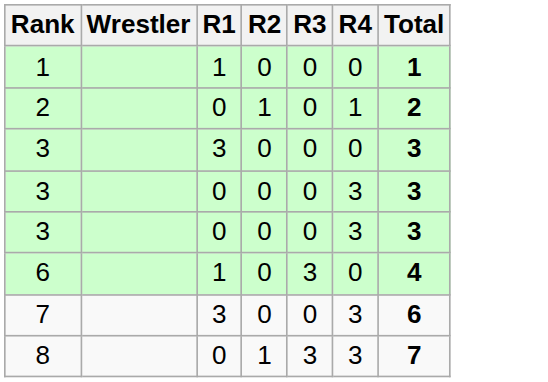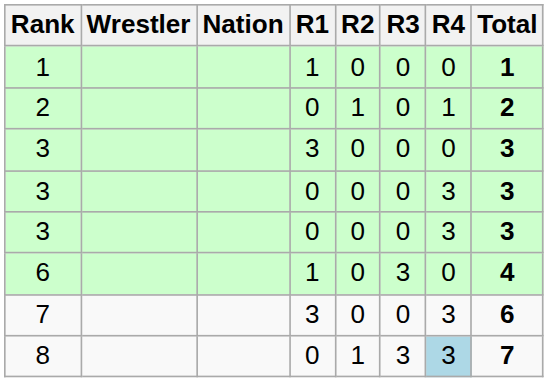+ column: (243, 25)
(355, 356) no background -> (448, 356) lightblue background
